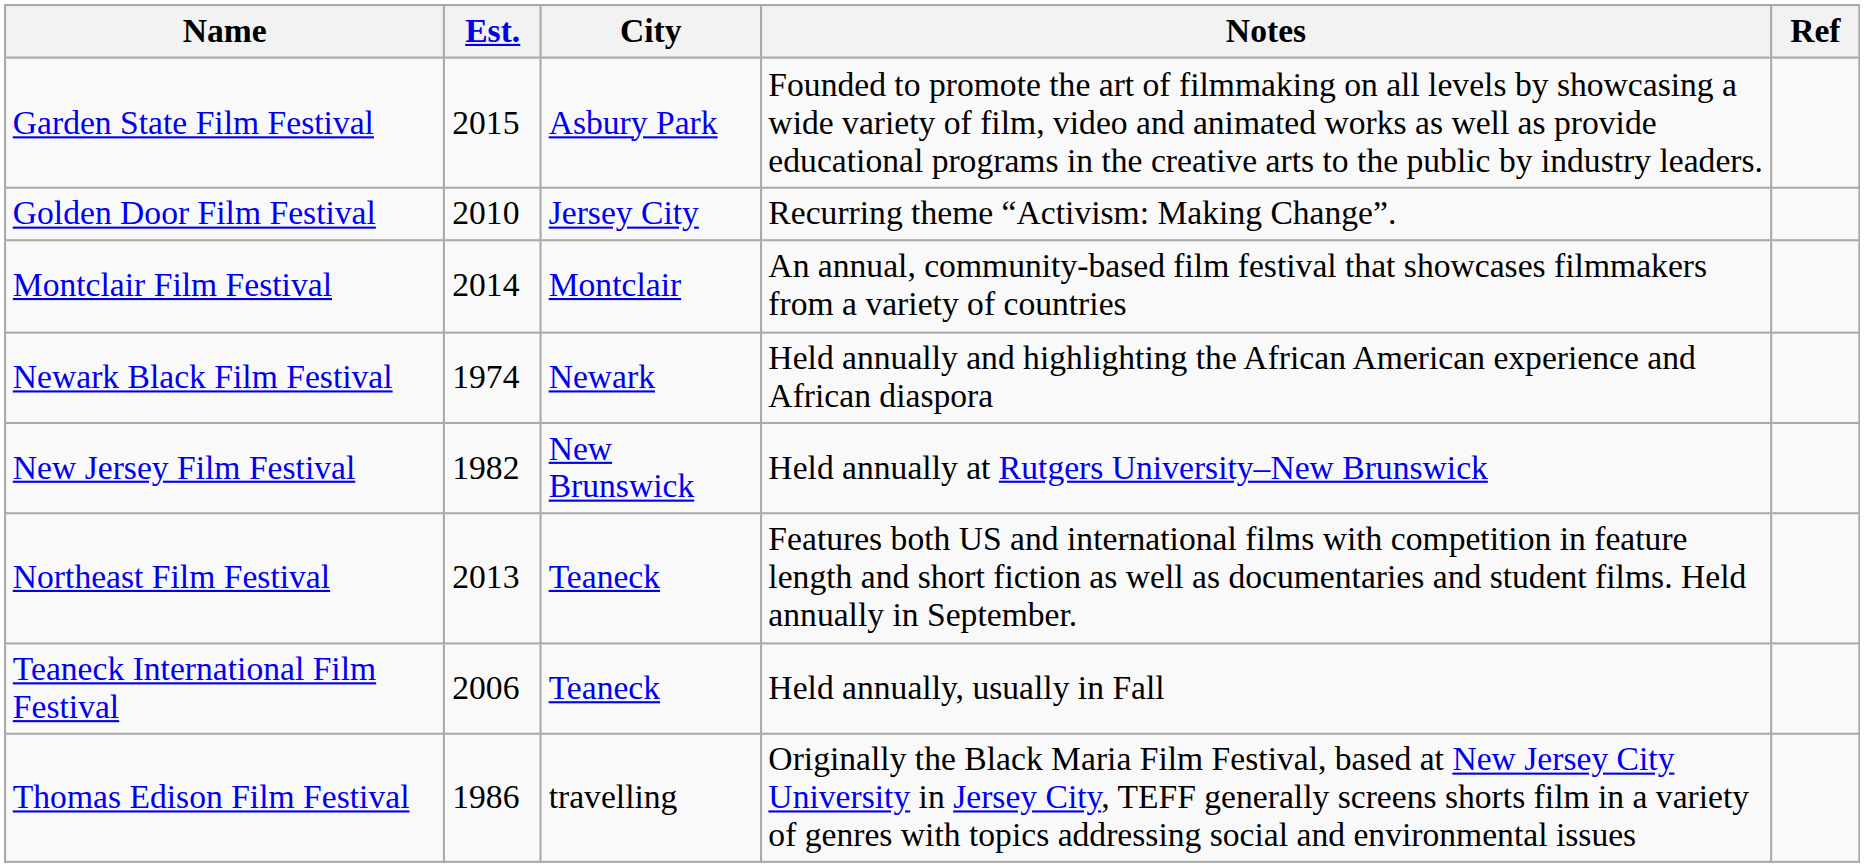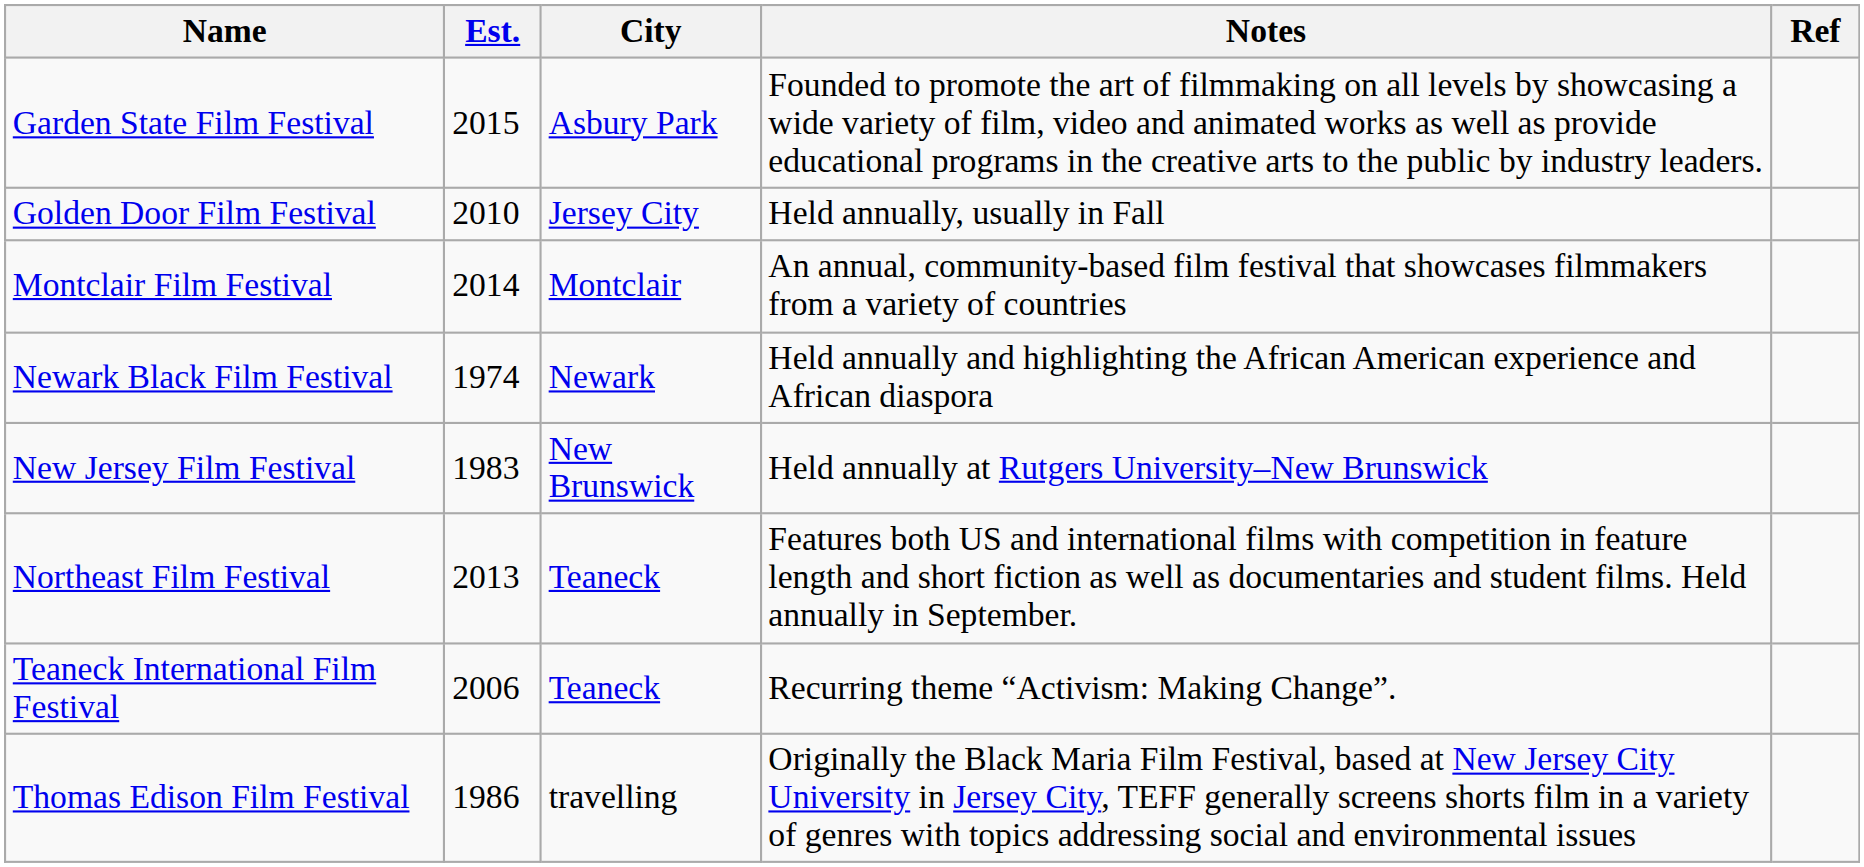(1082, 213) Recurring theme “Activism: Making Change”. -> (967, 213) Held annually, usually in Fall
(486, 467) 1982 -> (486, 467) 1983
(967, 687) Held annually, usually in Fall -> (1082, 687) Recurring theme “Activism: Making Change”.
